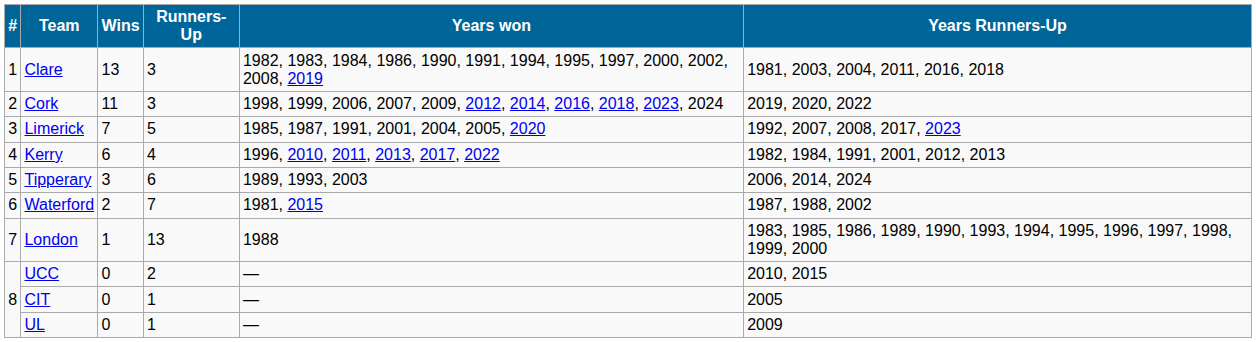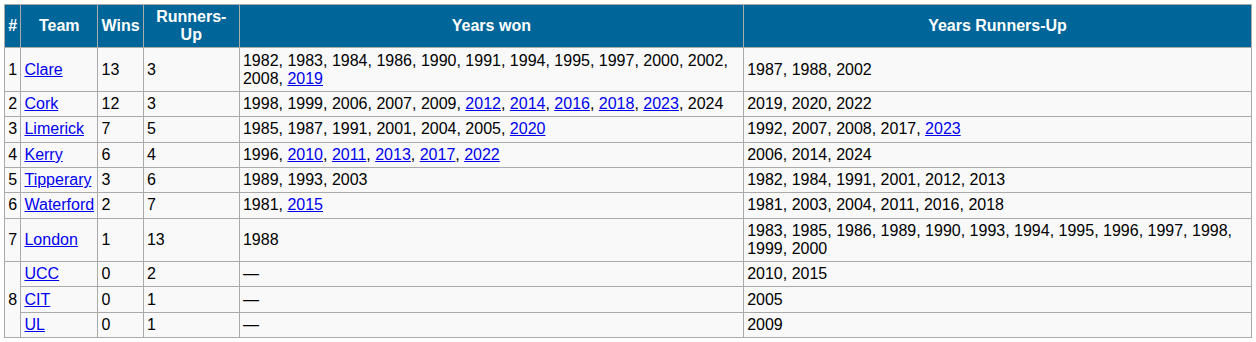(876, 69) 1981, 2003, 2004, 2011, 2016, 2018 -> (809, 69) 1987, 1988, 2002
(110, 103) 11 -> (110, 103) 12
(876, 154) 1982, 1984, 1991, 2001, 2012, 2013 -> (809, 154) 2006, 2014, 2024
(809, 180) 2006, 2014, 2024 -> (876, 180) 1982, 1984, 1991, 2001, 2012, 2013
(809, 205) 1987, 1988, 2002 -> (876, 205) 1981, 2003, 2004, 2011, 2016, 2018
